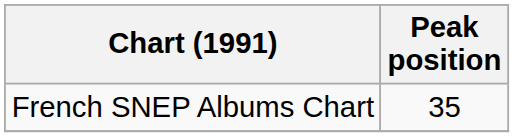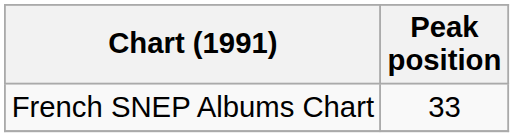(444, 107) 35 -> (444, 107) 33
